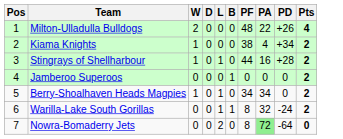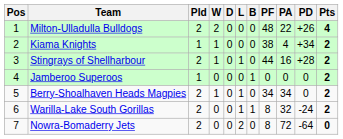+ column: (199, 12)
(265, 126) lightgreen background -> (286, 126) no background
